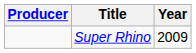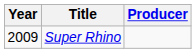columns swapped: (173, 15) <-> (38, 15)
